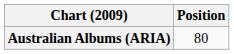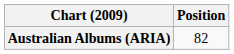(201, 37) 80 -> (201, 37) 82
